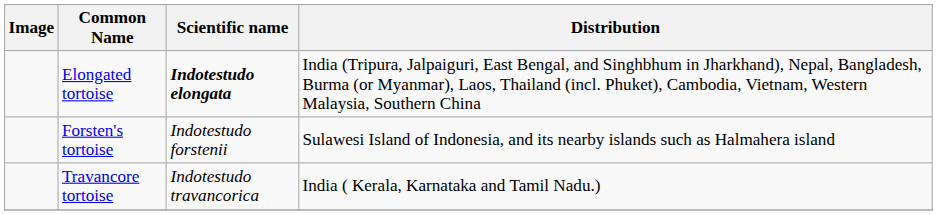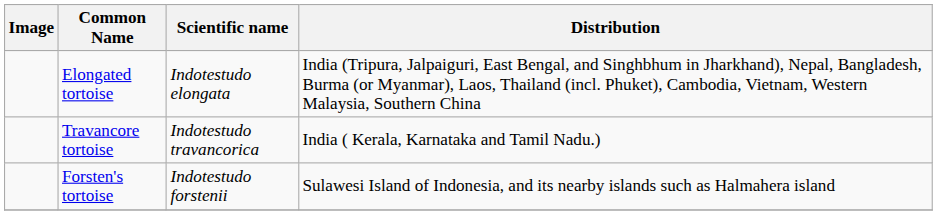(212, 83) bold -> (211, 83) normal
rows swapped: (93, 139) <-> (101, 186)
